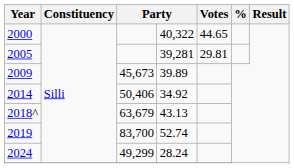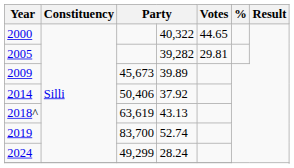(177, 53) 39,281 -> (177, 53) 39,282
(174, 93) 34.92 -> (174, 93) 37.92
(137, 113) 63,679 -> (137, 113) 63,619
